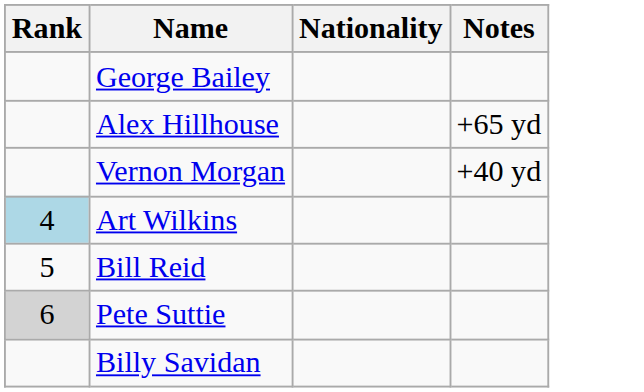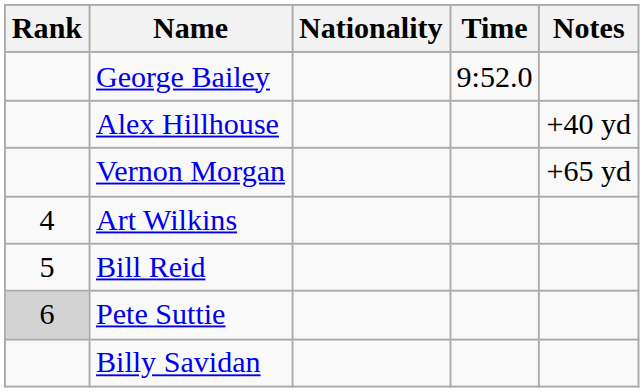+ column: (495, 28)
(499, 123) +65 yd -> (589, 123) +40 yd
(499, 171) +40 yd -> (589, 171) +65 yd
(47, 219) lightblue background -> (47, 219) no background
